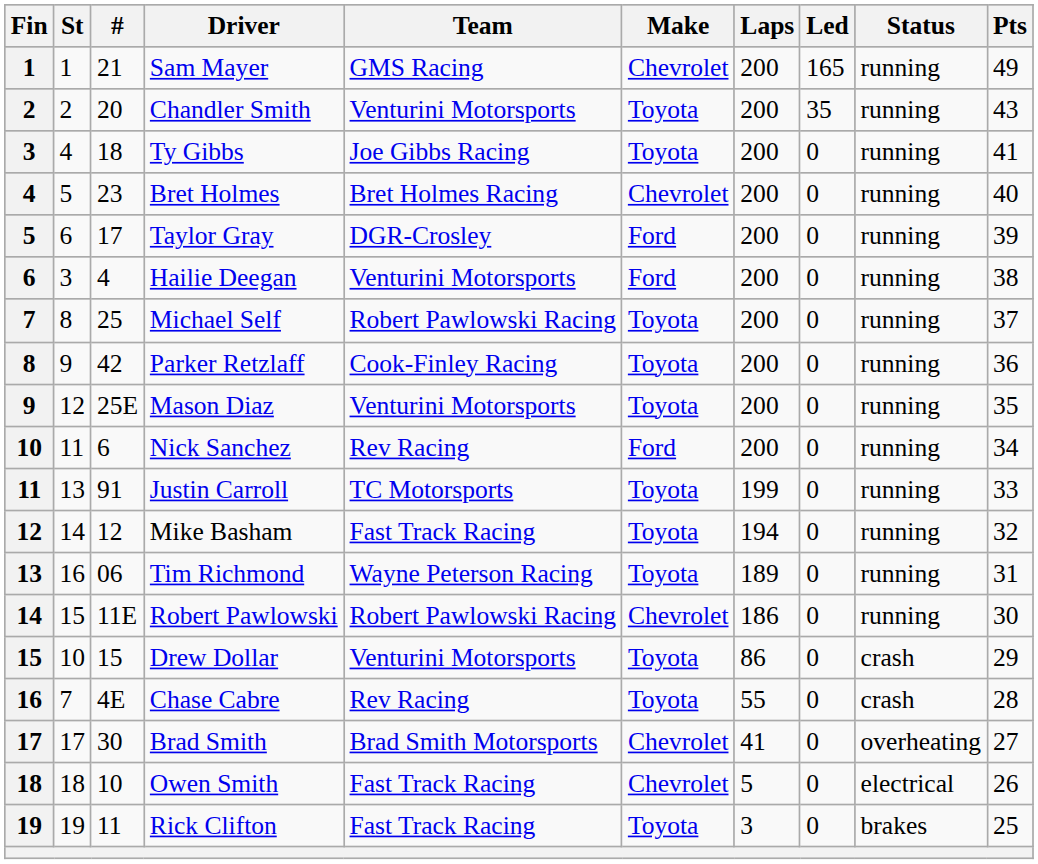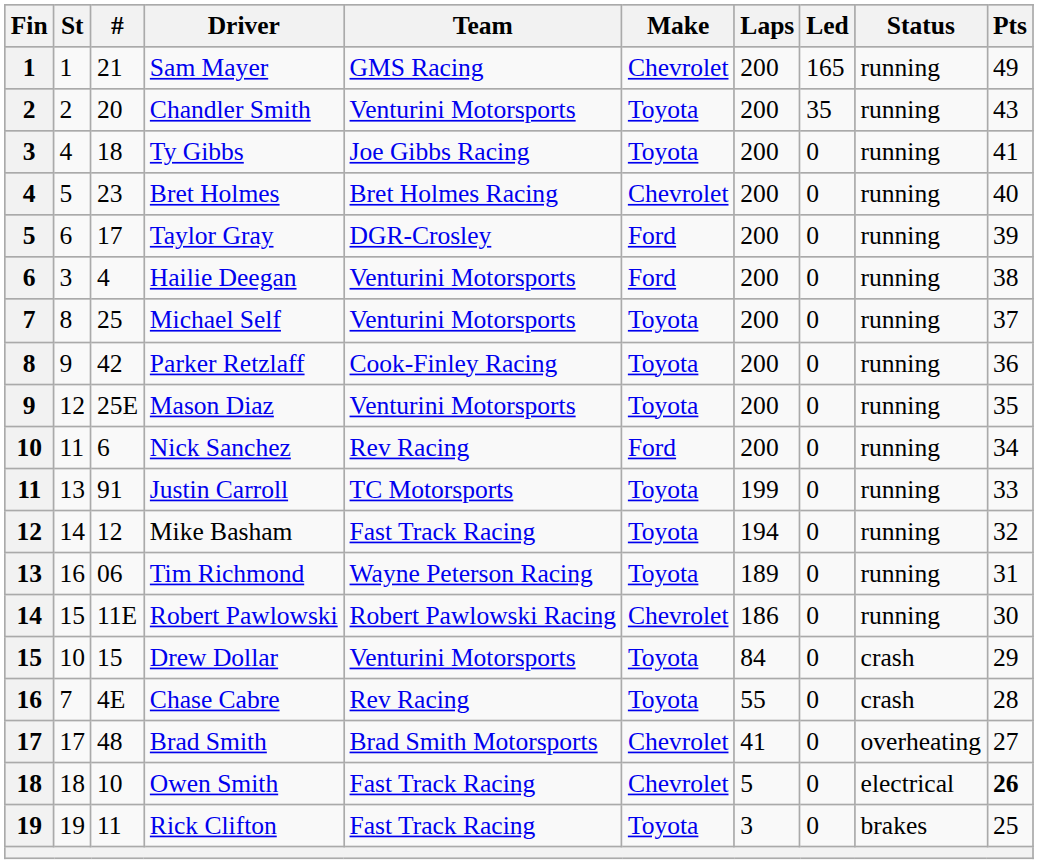(483, 320) Robert Pawlowski Racing -> (463, 320) Venturini Motorsports
(753, 657) 86 -> (753, 657) 84
(110, 741) 30 -> (110, 741) 48
(1006, 783) normal -> (1006, 783) bold
